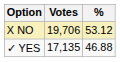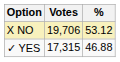(64, 47) 17,135 -> (64, 47) 17,315
